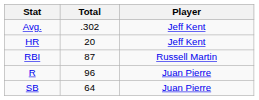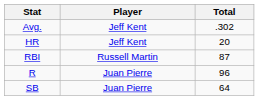columns swapped: (187, 12) <-> (90, 12)
